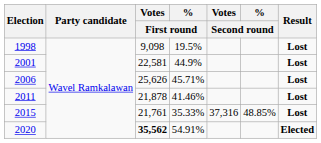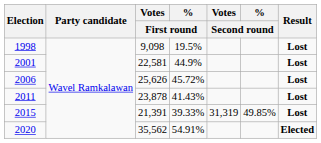(188, 79) 45.71% -> (188, 79) 45.72%
(152, 96) 21,878 -> (152, 96) 23,878
(188, 96) 41.46% -> (188, 96) 41.43%
(152, 113) 21,761 -> (152, 113) 21,391
(188, 113) 35.33% -> (188, 113) 39.33%
(224, 113) 37,316 -> (224, 113) 31,319
(259, 113) 48.85% -> (259, 113) 49.85%
(152, 130) bold -> (152, 130) normal
